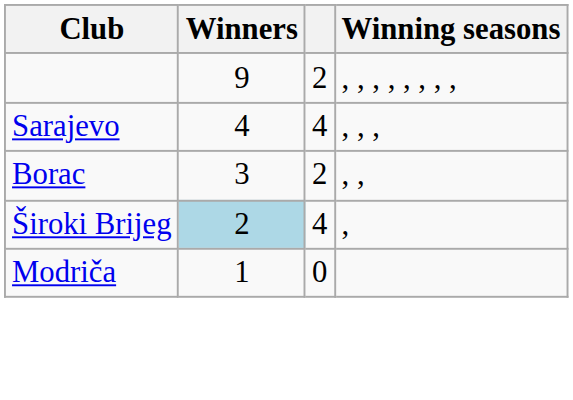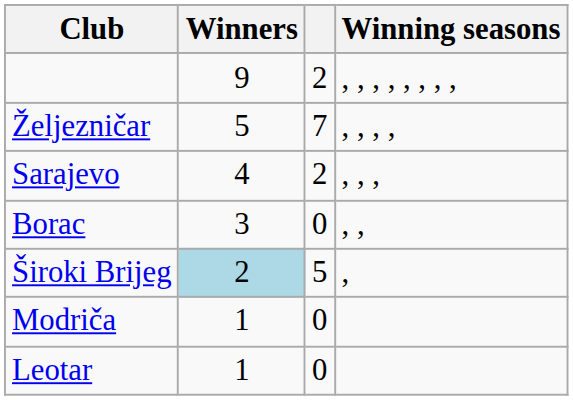+ row: (81, 126)
(320, 126) 4 -> (320, 175) 2
(320, 175) 2 -> (320, 223) 0
(320, 223) 4 -> (320, 272) 5
+ row: (52, 369)
